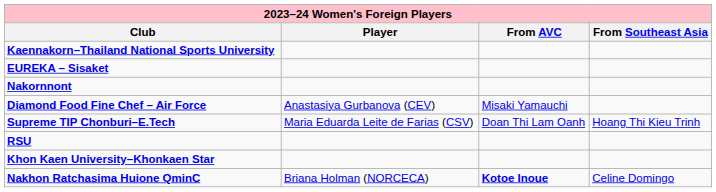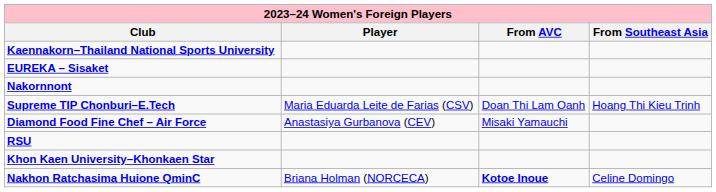rows swapped: (107, 105) <-> (91, 123)
